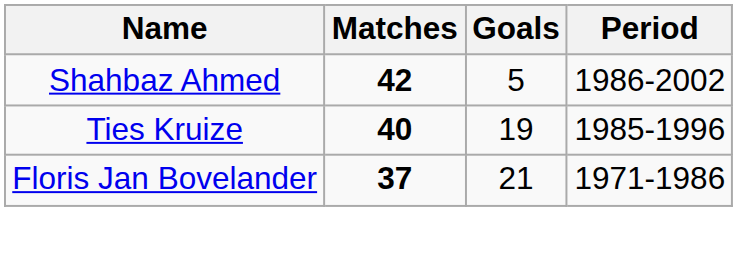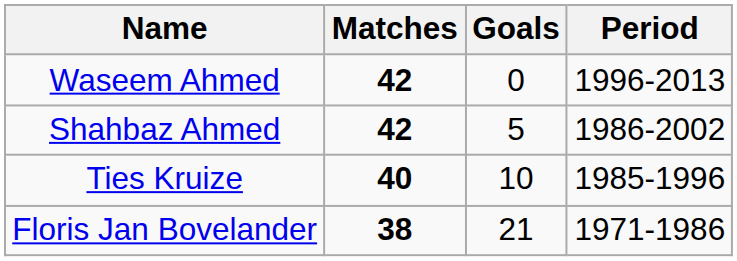+ row: (165, 79)
(516, 129) 19 -> (516, 179) 10
(395, 179) 37 -> (395, 229) 38
